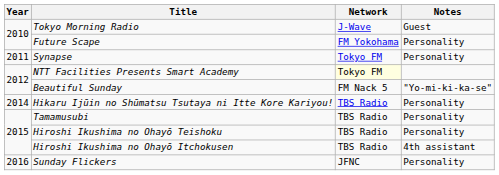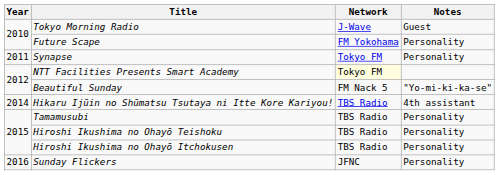(434, 102) Personality -> (439, 102) 4th assistant
(439, 147) 4th assistant -> (434, 147) Personality
